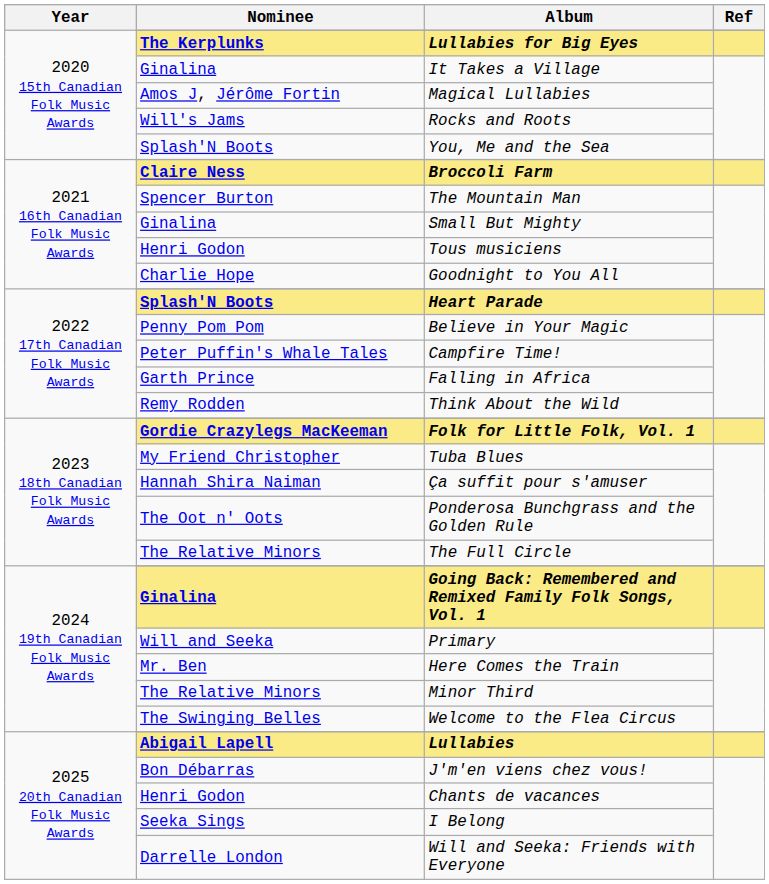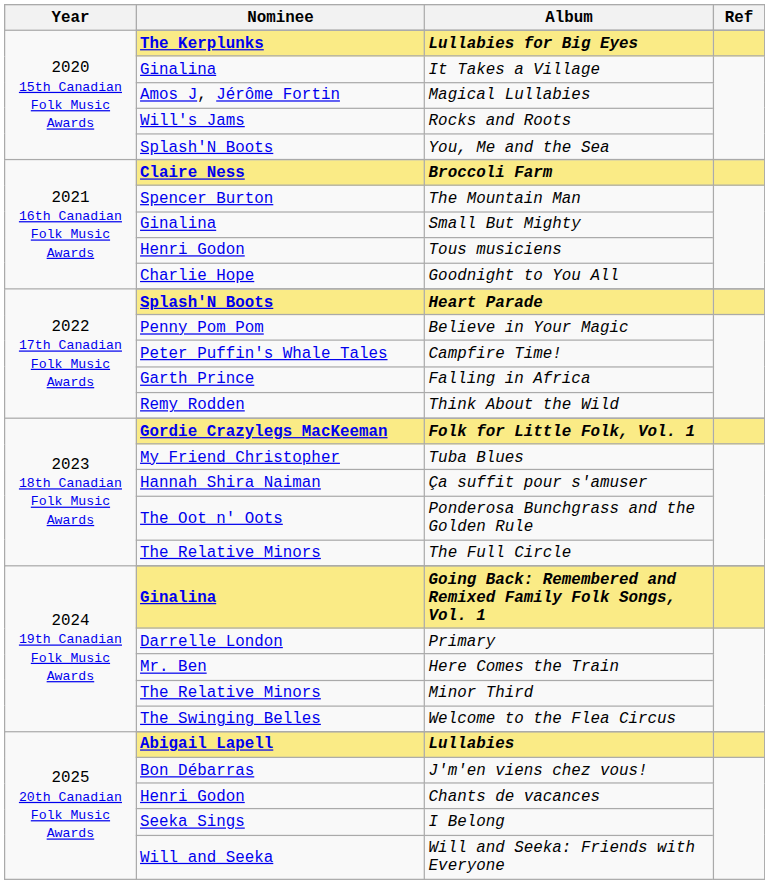(207, 641) Will and Seeka -> (211, 641) Darrelle London
(211, 857) Darrelle London -> (207, 857) Will and Seeka
